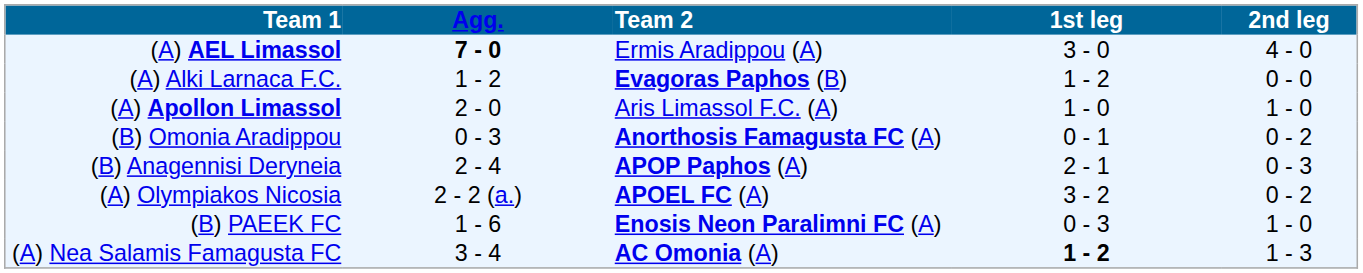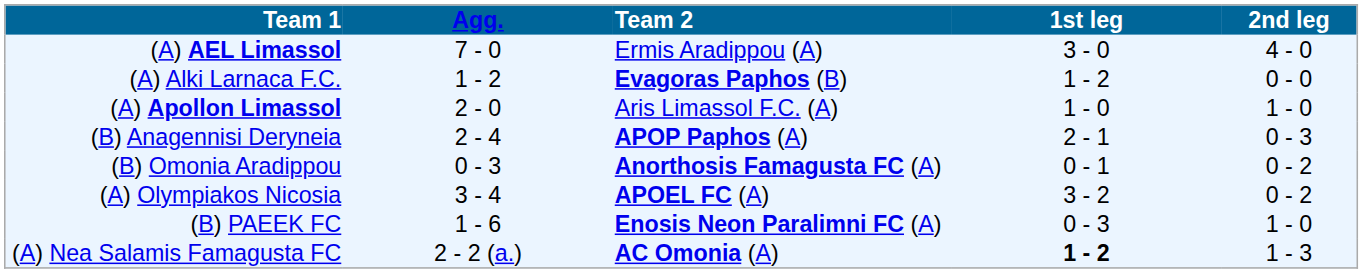(478, 49) bold -> (478, 49) normal
rows swapped: (226, 136) <-> (216, 165)
(478, 194) 2 - 2 (a.) -> (478, 194) 3 - 4
(478, 253) 3 - 4 -> (478, 253) 2 - 2 (a.)
